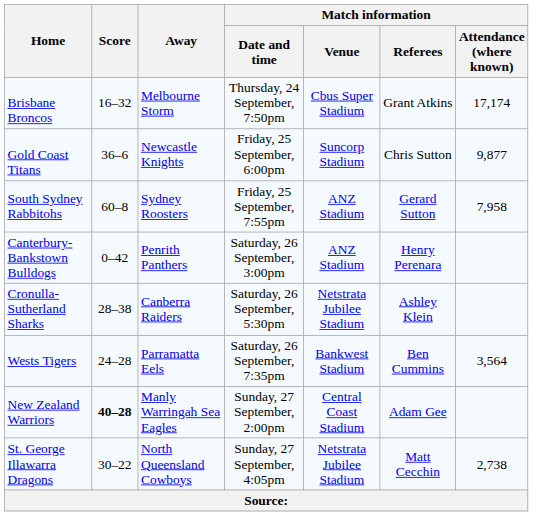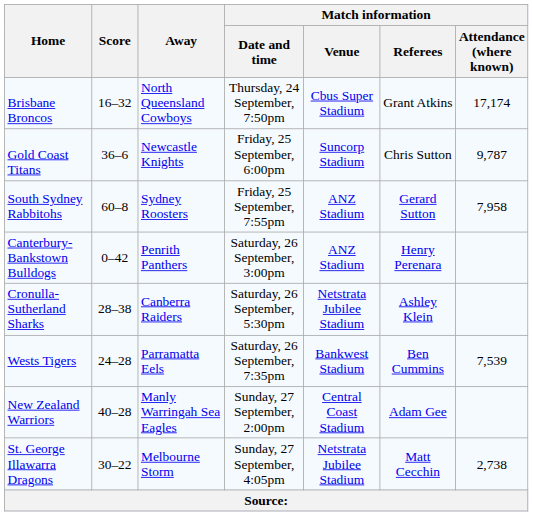(170, 103) Melbourne Storm -> (173, 103) North Queensland Cowboys
(492, 154) 9,877 -> (492, 154) 9,787
(492, 360) 3,564 -> (492, 360) 7,539
(115, 412) bold -> (115, 412) normal
(173, 464) North Queensland Cowboys -> (170, 464) Melbourne Storm
